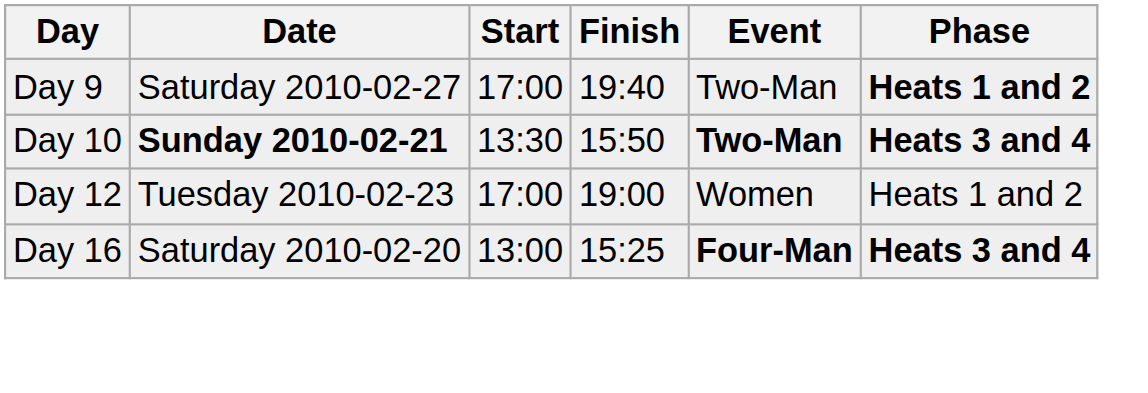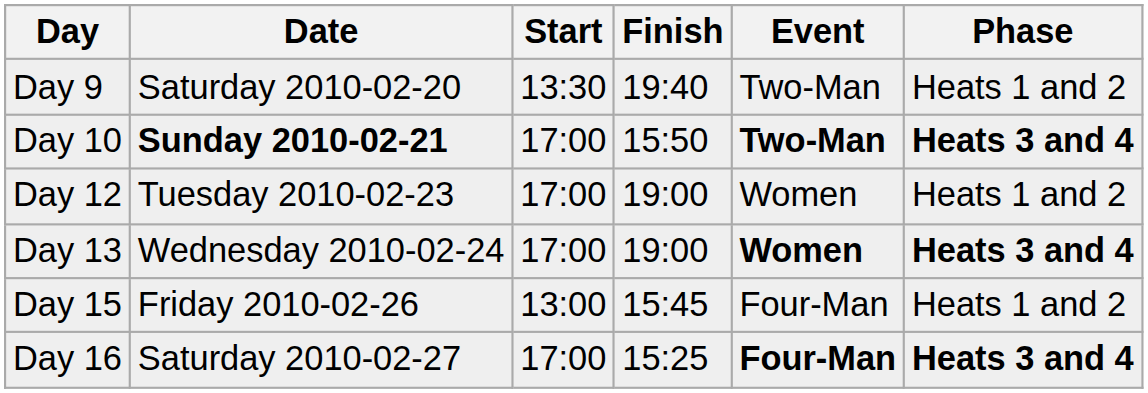(299, 86) Saturday 2010-02-27 -> (299, 86) Saturday 2010-02-20
(520, 86) 17:00 -> (563, 86) 13:30
(979, 86) bold -> (1019, 86) normal
(520, 140) 13:30 -> (563, 140) 17:00
+ row: (68, 250)
+ row: (68, 304)
(299, 250) Saturday 2010-02-20 -> (299, 359) Saturday 2010-02-27
(520, 250) 13:00 -> (563, 359) 17:00
